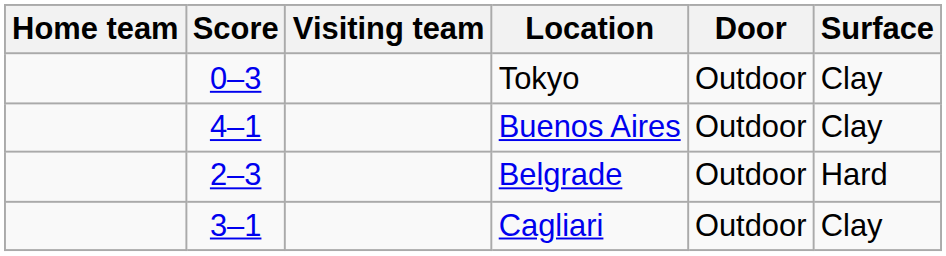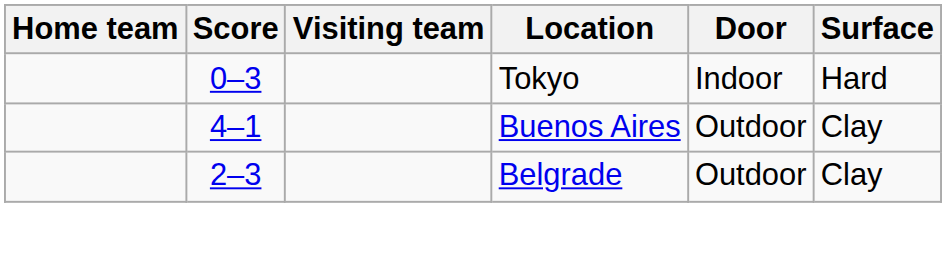(751, 77) Outdoor -> (739, 77) Indoor
(852, 77) Clay -> (854, 77) Hard
(854, 175) Hard -> (852, 175) Clay
- row: (551, 224)
